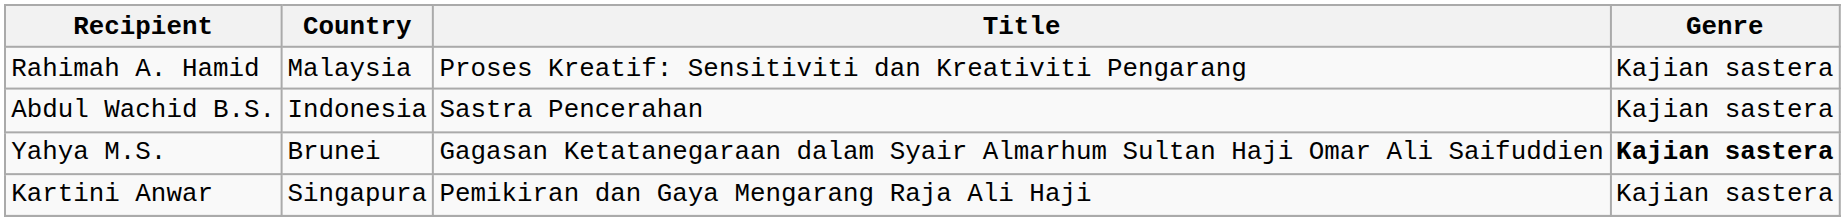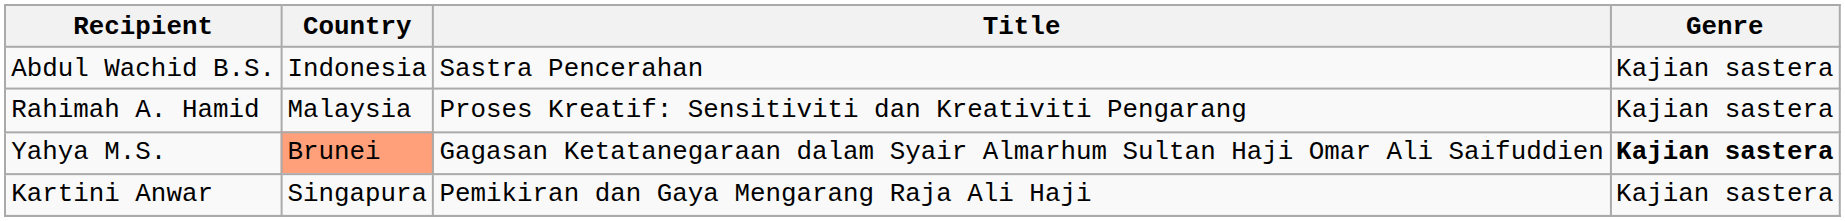rows swapped: (135, 68) <-> (143, 110)
(334, 153) no background -> (334, 153) lightsalmon background
